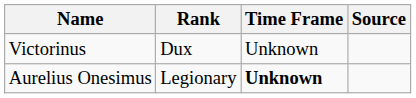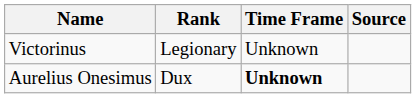(176, 48) Dux -> (198, 48) Legionary
(198, 78) Legionary -> (176, 78) Dux
